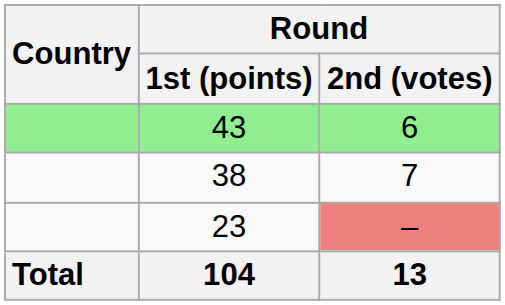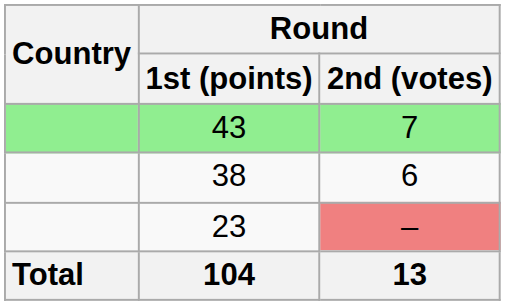(410, 127) 6 -> (410, 127) 7
(410, 176) 7 -> (410, 176) 6
